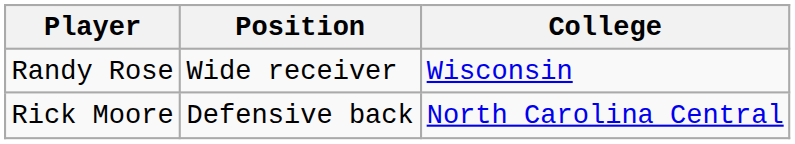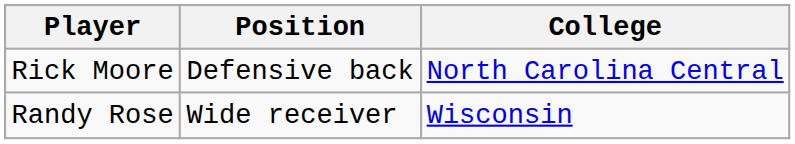rows swapped: (93, 115) <-> (93, 71)
